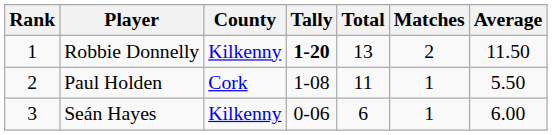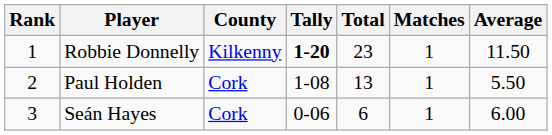(363, 51) 13 -> (363, 51) 23
(429, 51) 2 -> (429, 51) 1
(363, 82) 11 -> (363, 82) 13
(245, 113) Kilkenny -> (228, 113) Cork
